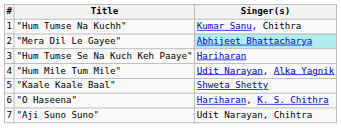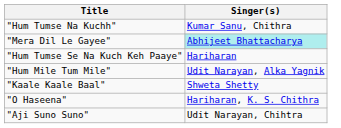- column: (9, 12)
